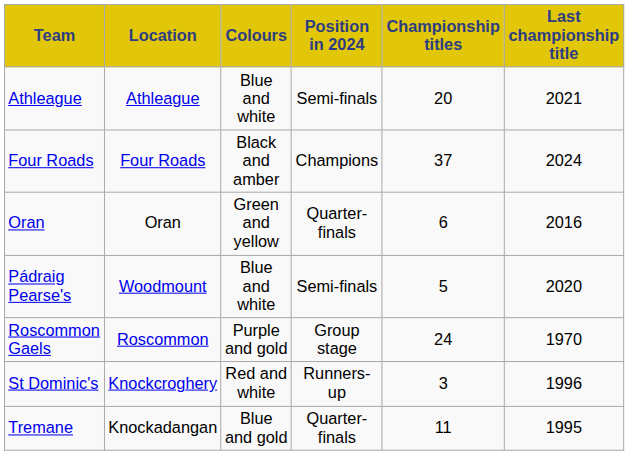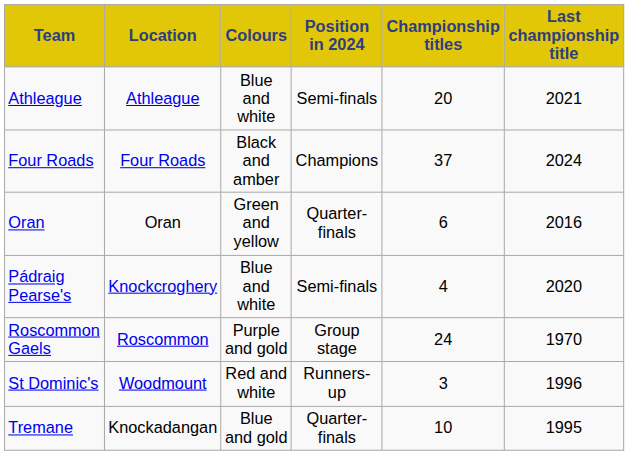(163, 286) Woodmount -> (163, 286) Knockcroghery
(443, 286) 5 -> (443, 286) 4
(163, 383) Knockcroghery -> (163, 383) Woodmount
(443, 428) 11 -> (443, 428) 10
